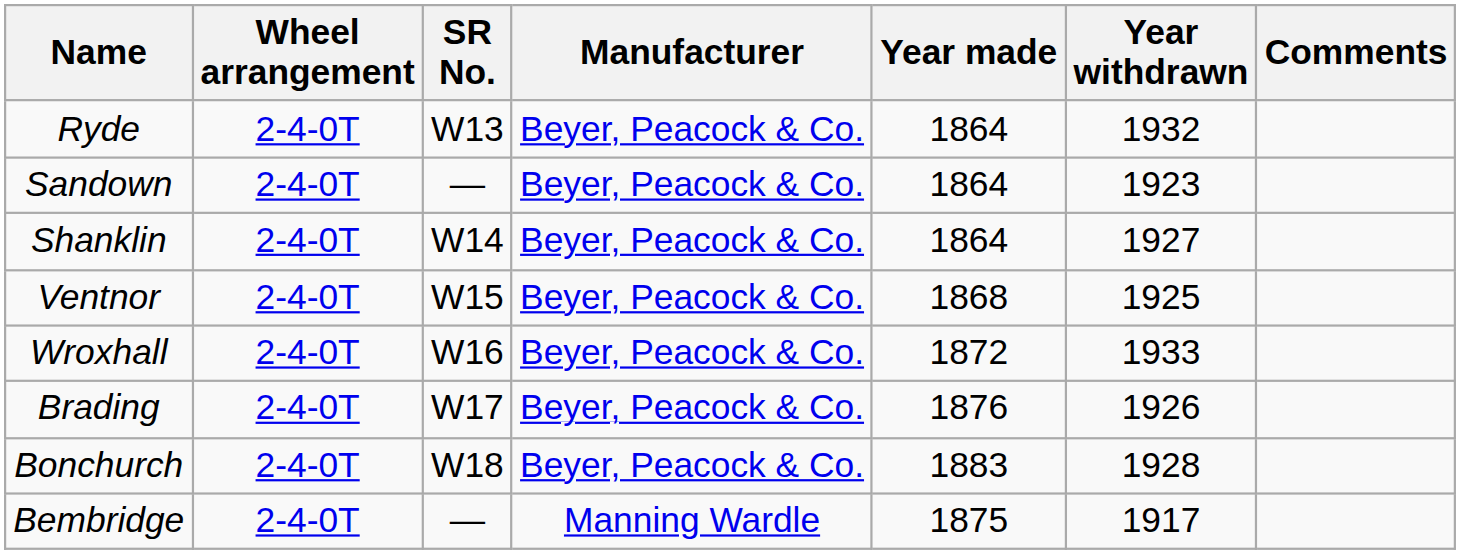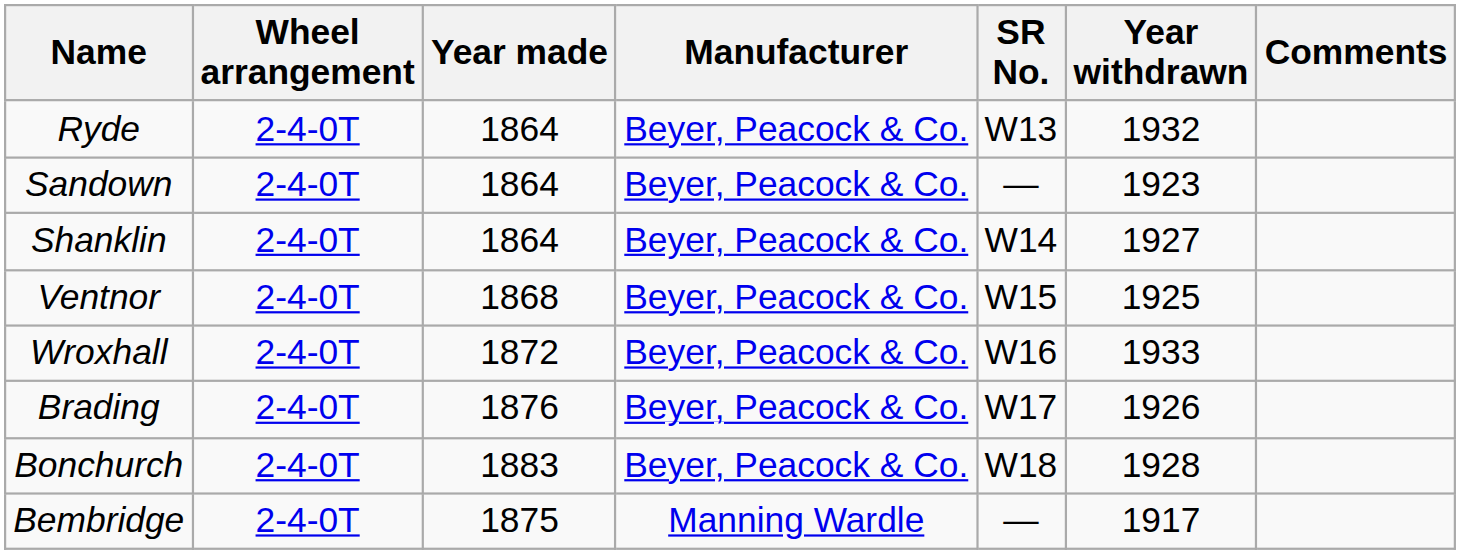columns swapped: (467, 52) <-> (969, 52)
